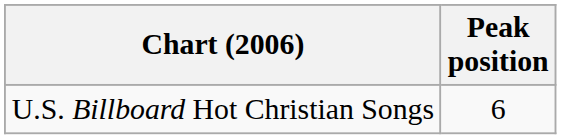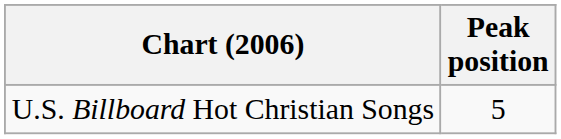(498, 108) 6 -> (498, 108) 5
